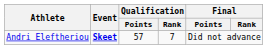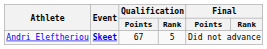(139, 37) 57 -> (139, 37) 67
(172, 37) 7 -> (172, 37) 5
